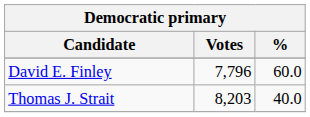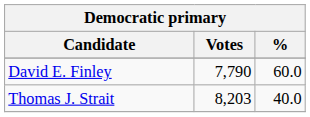(233, 71) 7,796 -> (233, 71) 7,790
